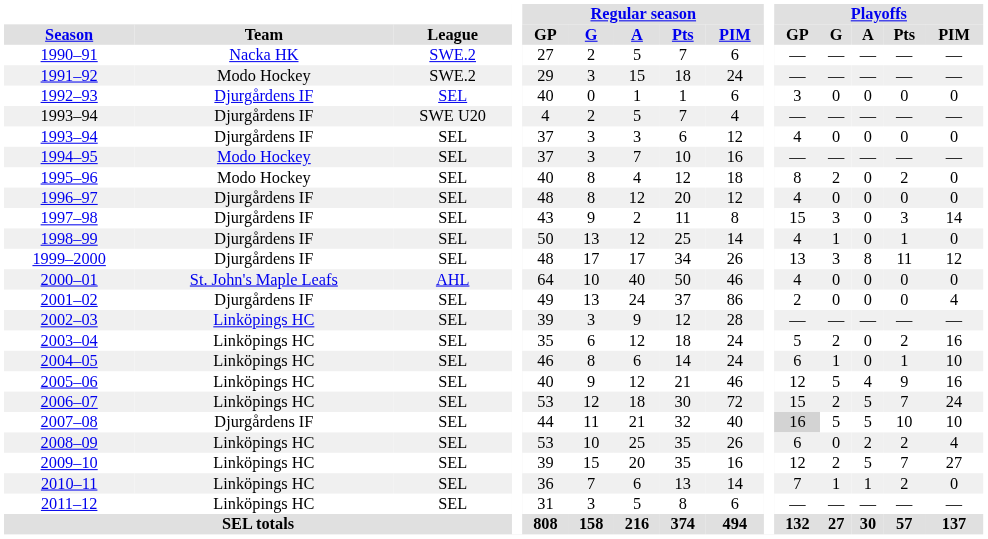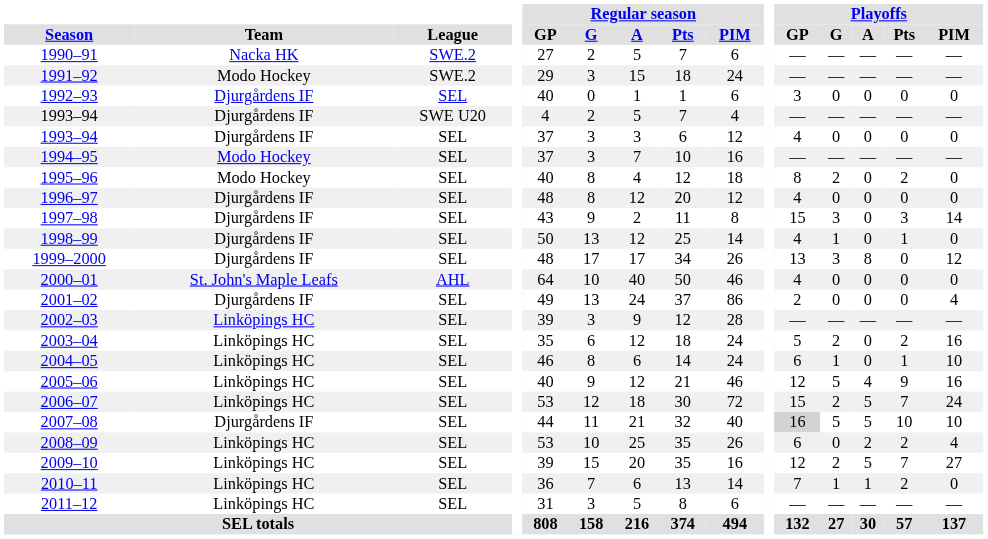(904, 258) 11 -> (904, 258) 0
